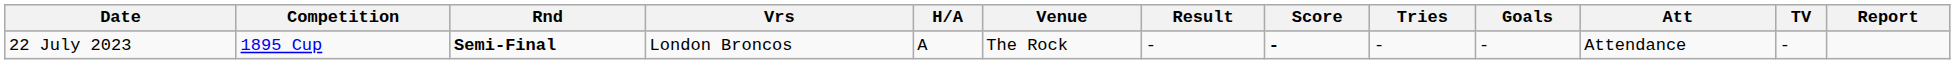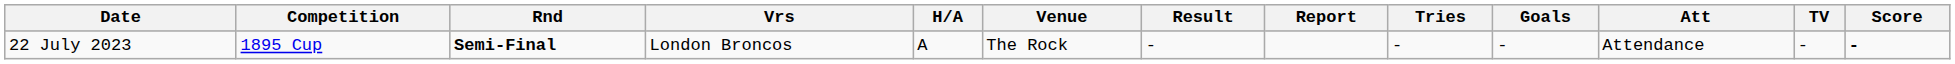columns swapped: (1317, 18) <-> (1888, 18)
